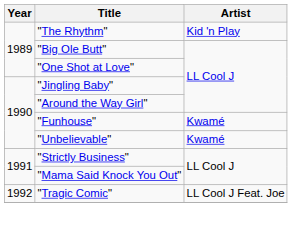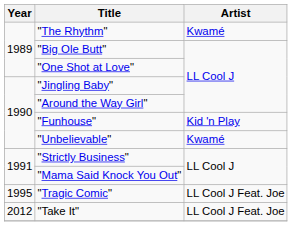(213, 31) Kid 'n Play -> (206, 31) Kwamé
(206, 121) Kwamé -> (213, 121) Kid 'n Play
(20, 193) 1992 -> (20, 193) 1995
+ row: (58, 211)
